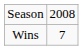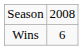(62, 34) 7 -> (62, 34) 6
